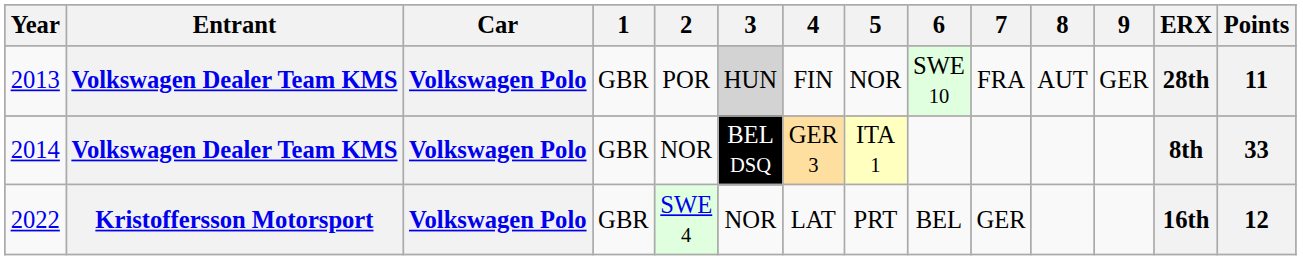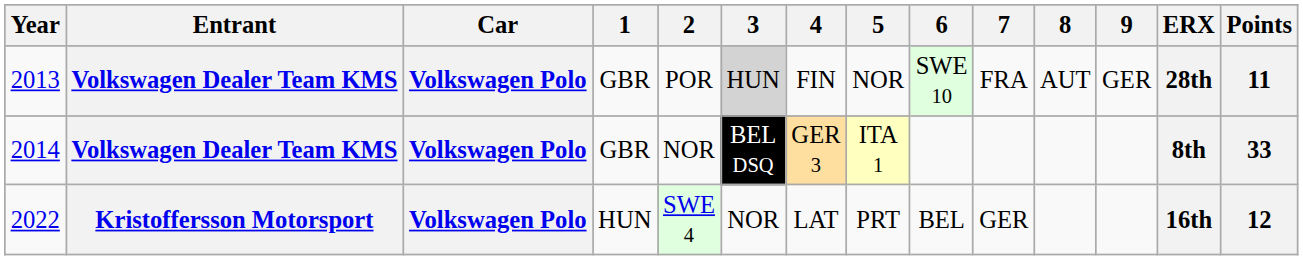(623, 219) GBR -> (625, 219) HUN
